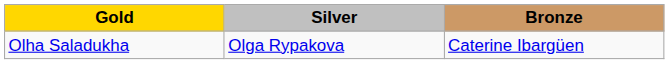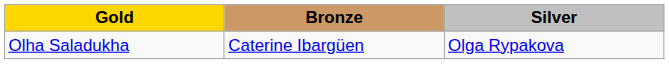columns swapped: (334, 17) <-> (554, 17)
